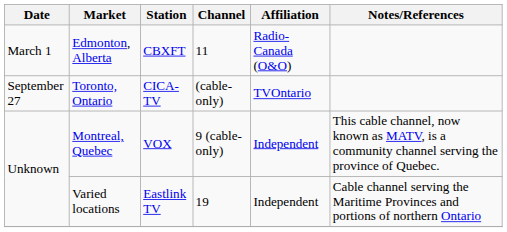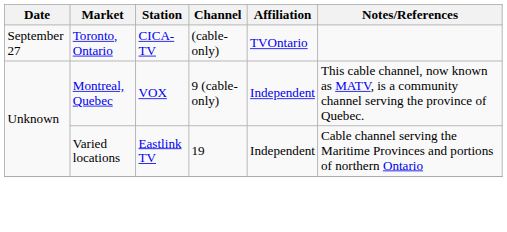- row: (101, 50)
